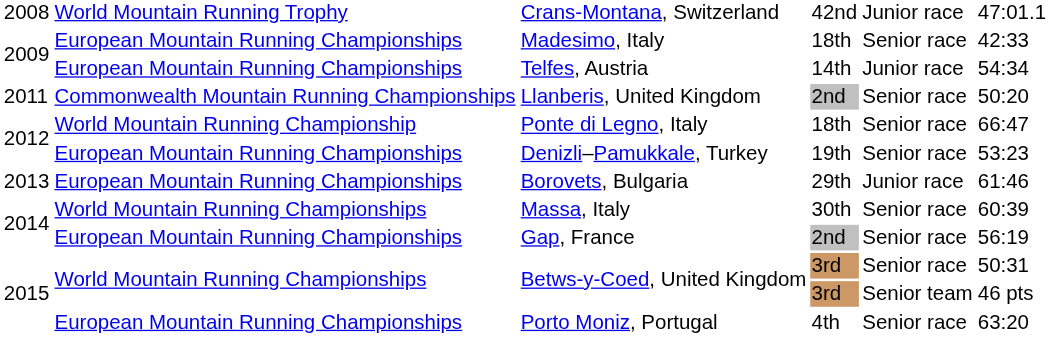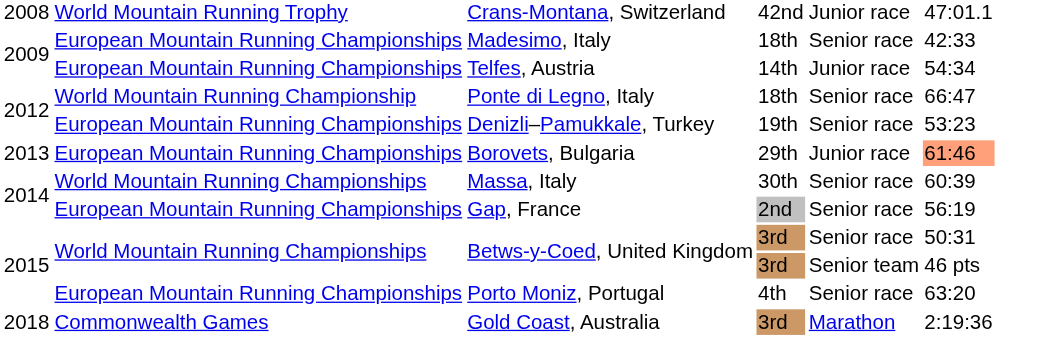- row: (641, 96)
(1003, 181) no background -> (950, 153) lightsalmon background
+ row: (563, 321)
